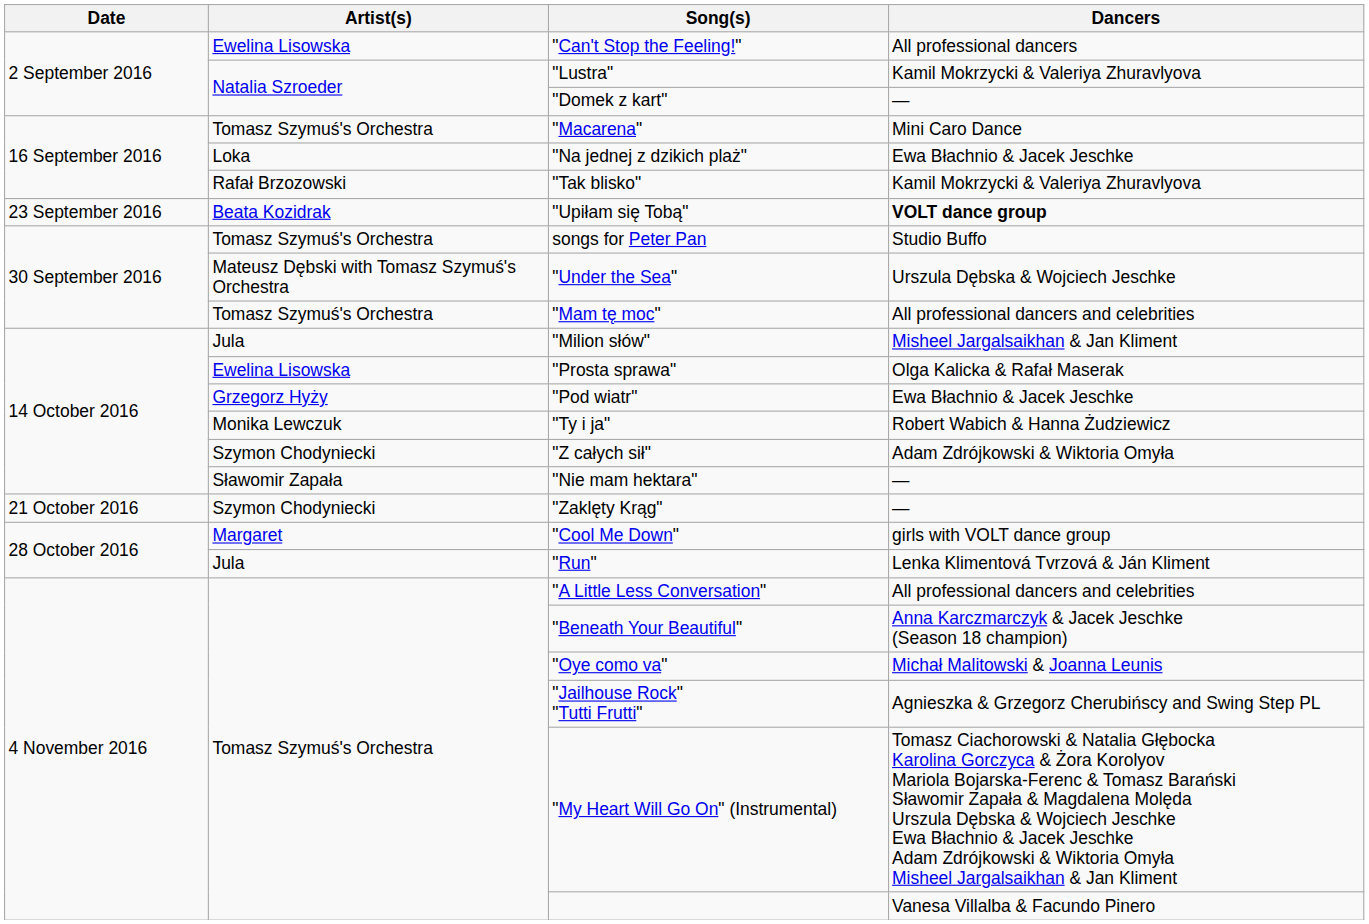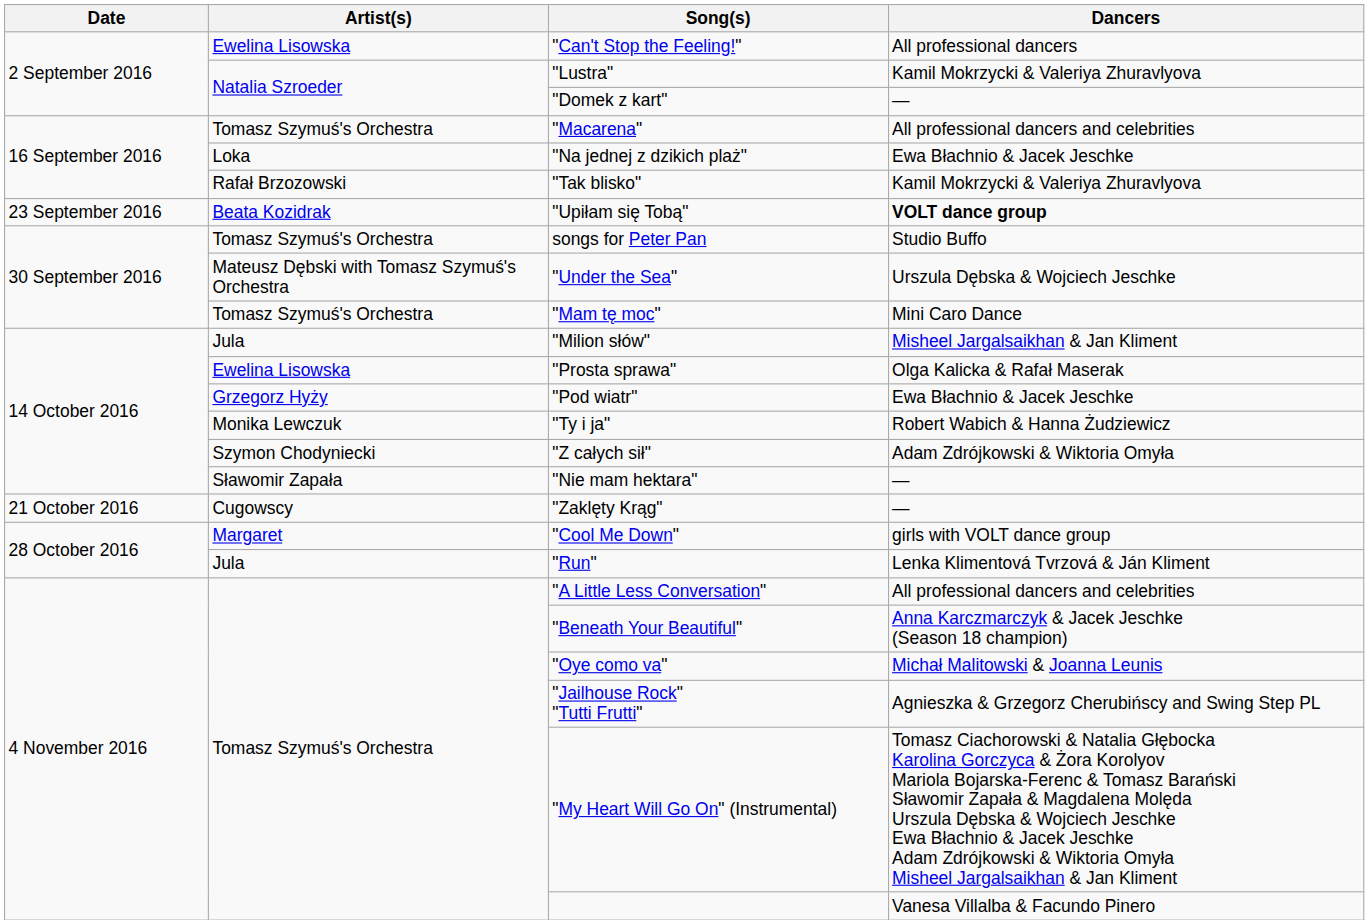(957, 128) Mini Caro Dance -> (1043, 128) All professional dancers and celebrities
(1043, 314) All professional dancers and celebrities -> (957, 314) Mini Caro Dance
(294, 508) Szymon Chodyniecki -> (253, 508) Cugowscy
